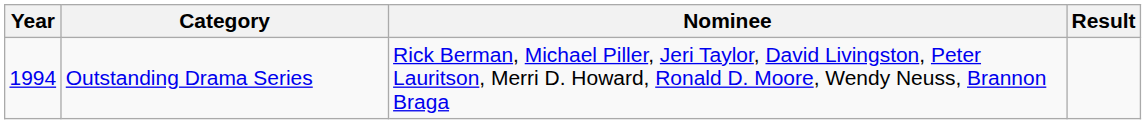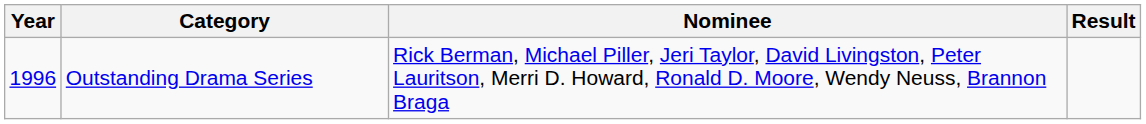(33, 77) 1994 -> (33, 77) 1996
